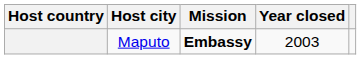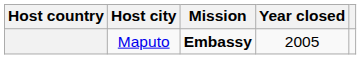(302, 41) 2003 -> (302, 41) 2005
